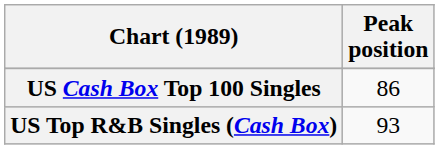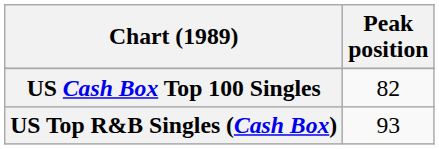(388, 87) 86 -> (388, 87) 82
